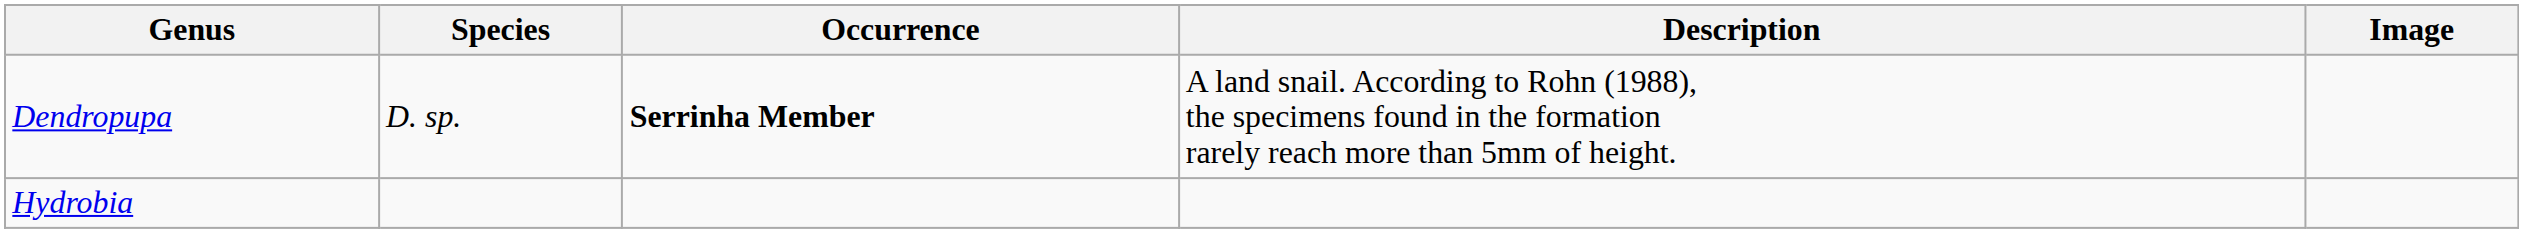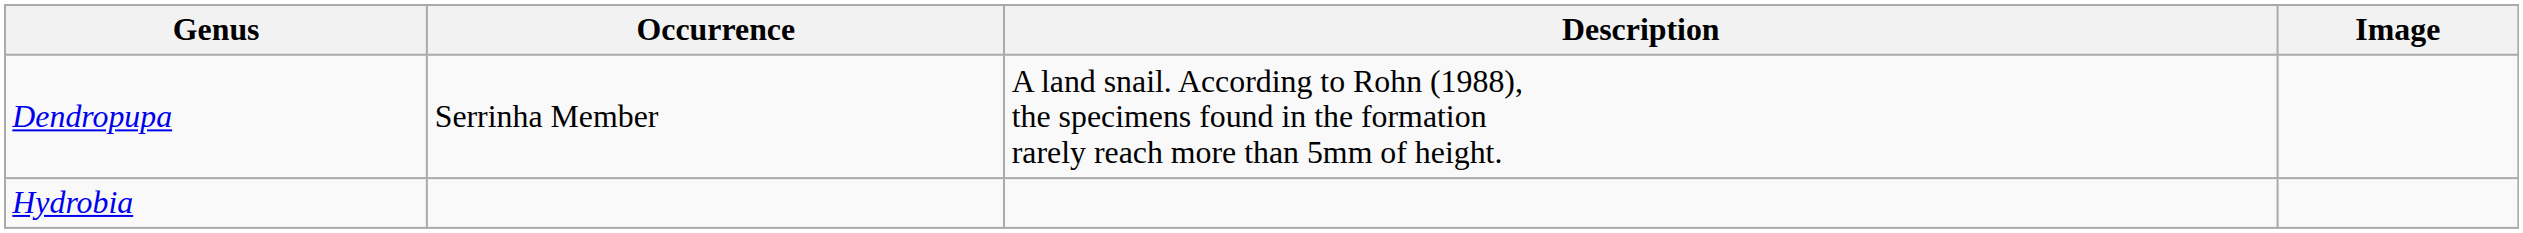- column: (501, 29)
(752, 116) bold -> (547, 116) normal
